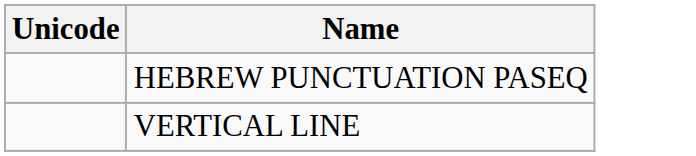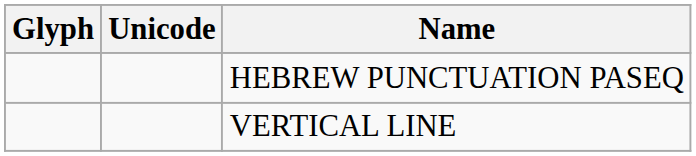+ column: (53, 28)
